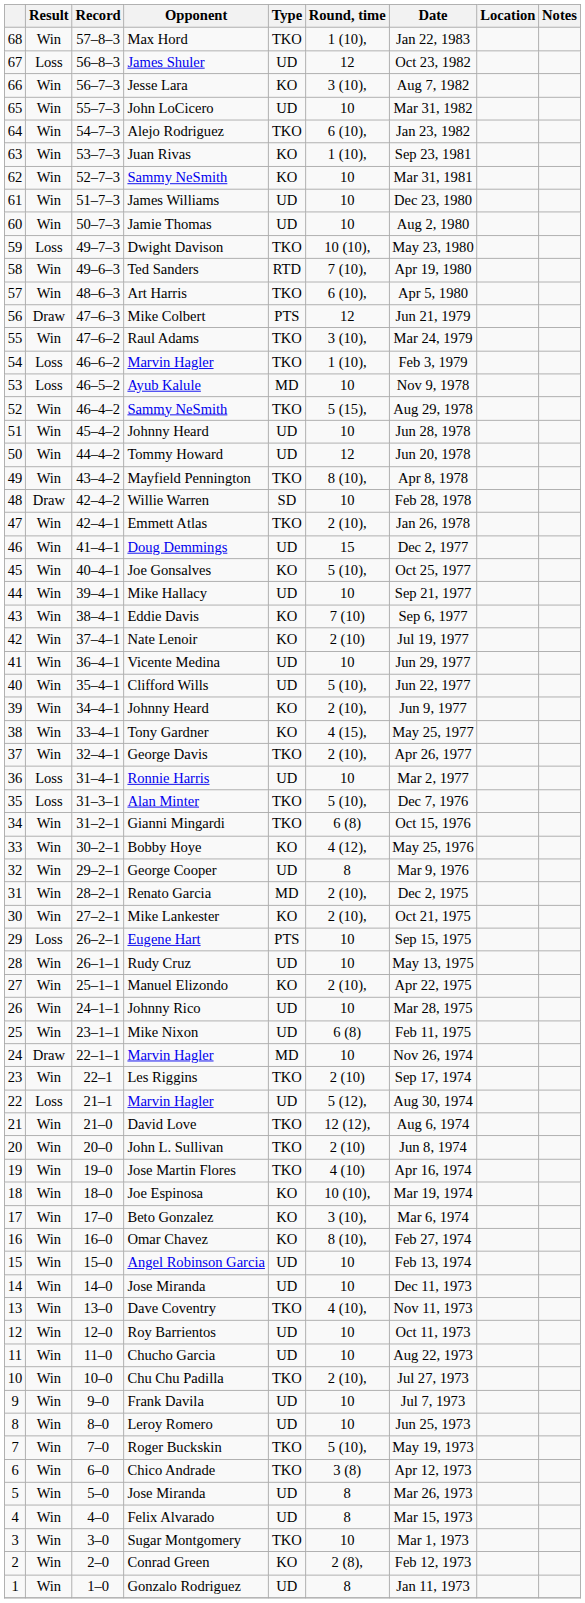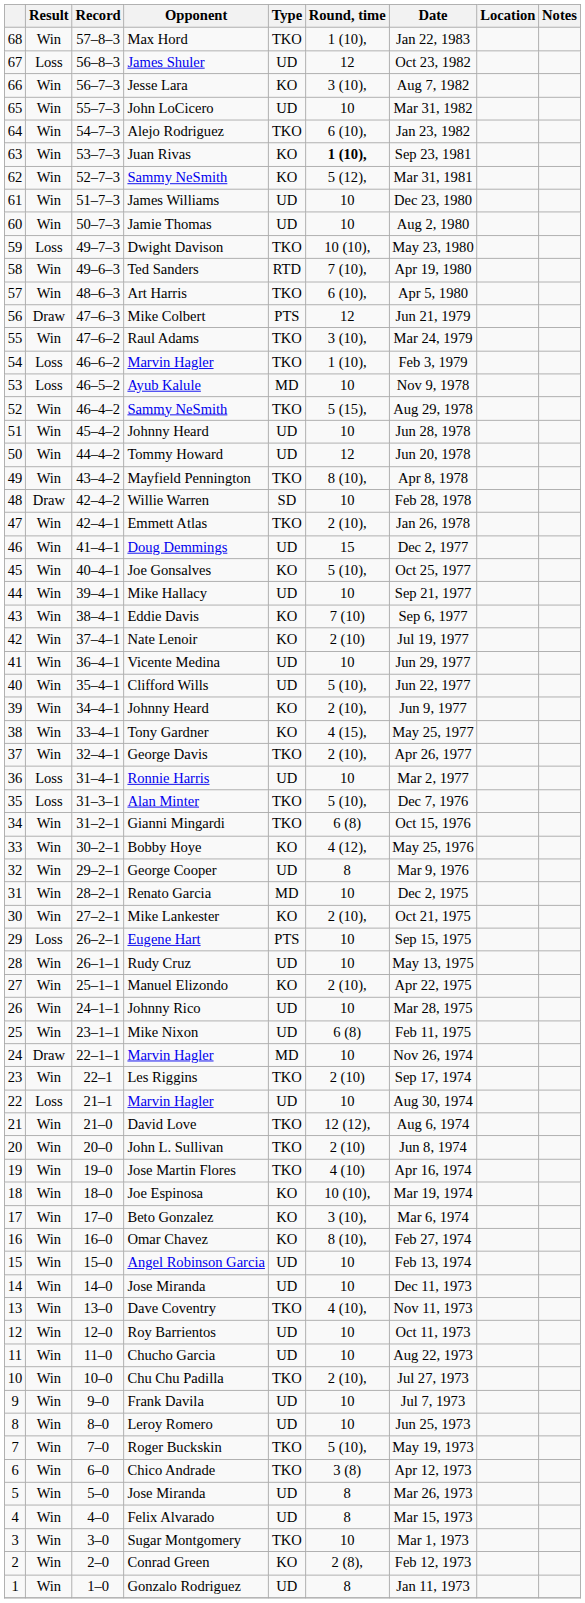(347, 154) normal -> (347, 154) bold
(347, 177) 10 -> (347, 177) 5 (12),
(347, 893) 2 (10), -> (347, 893) 10
(347, 1101) 5 (12), -> (347, 1101) 10
